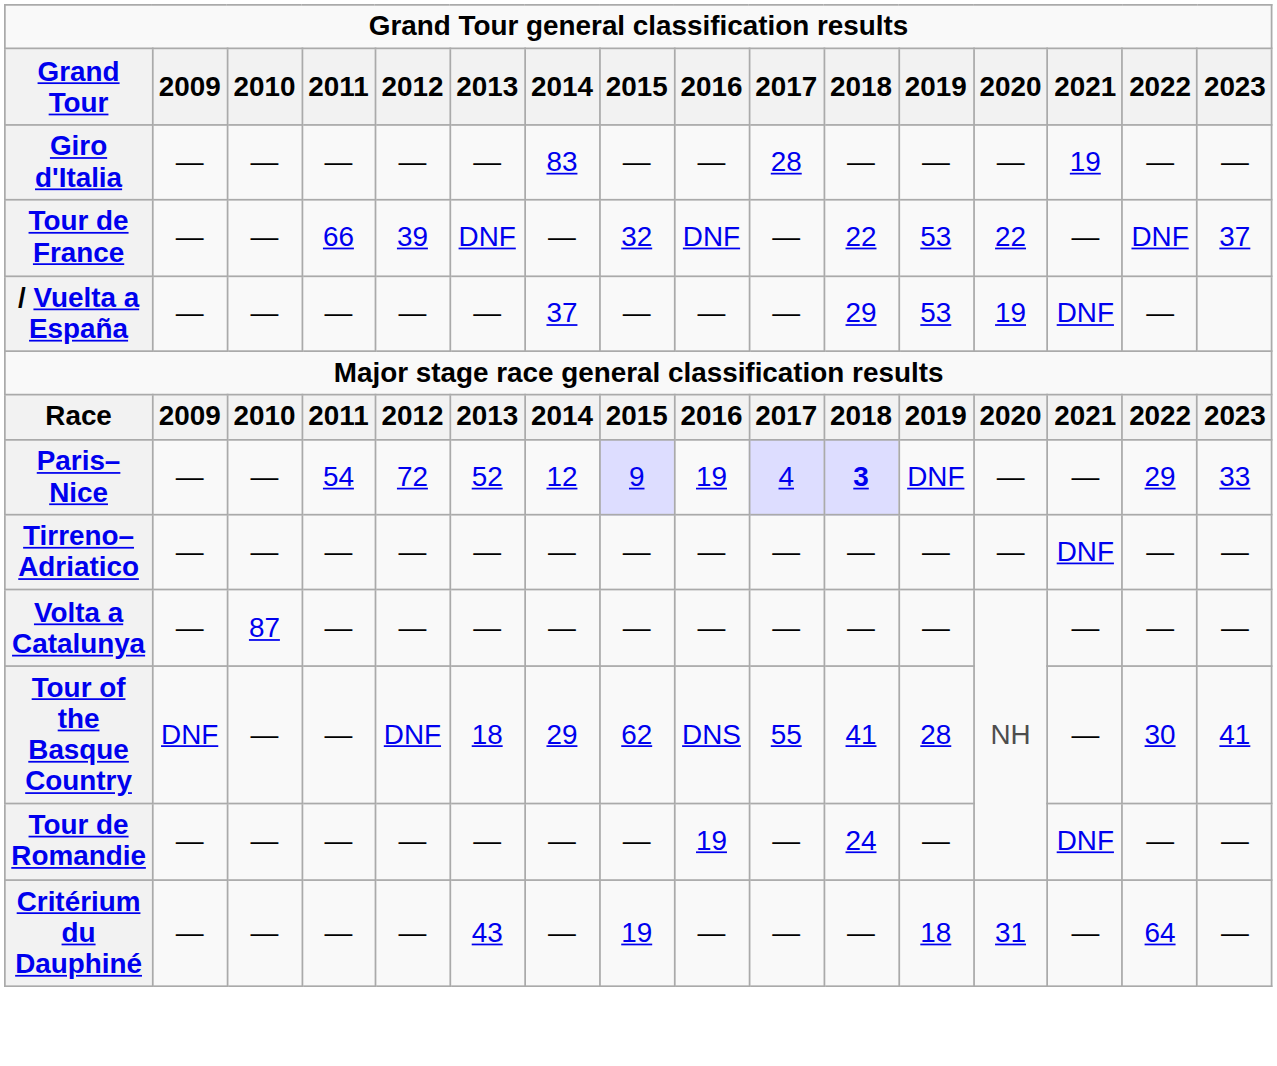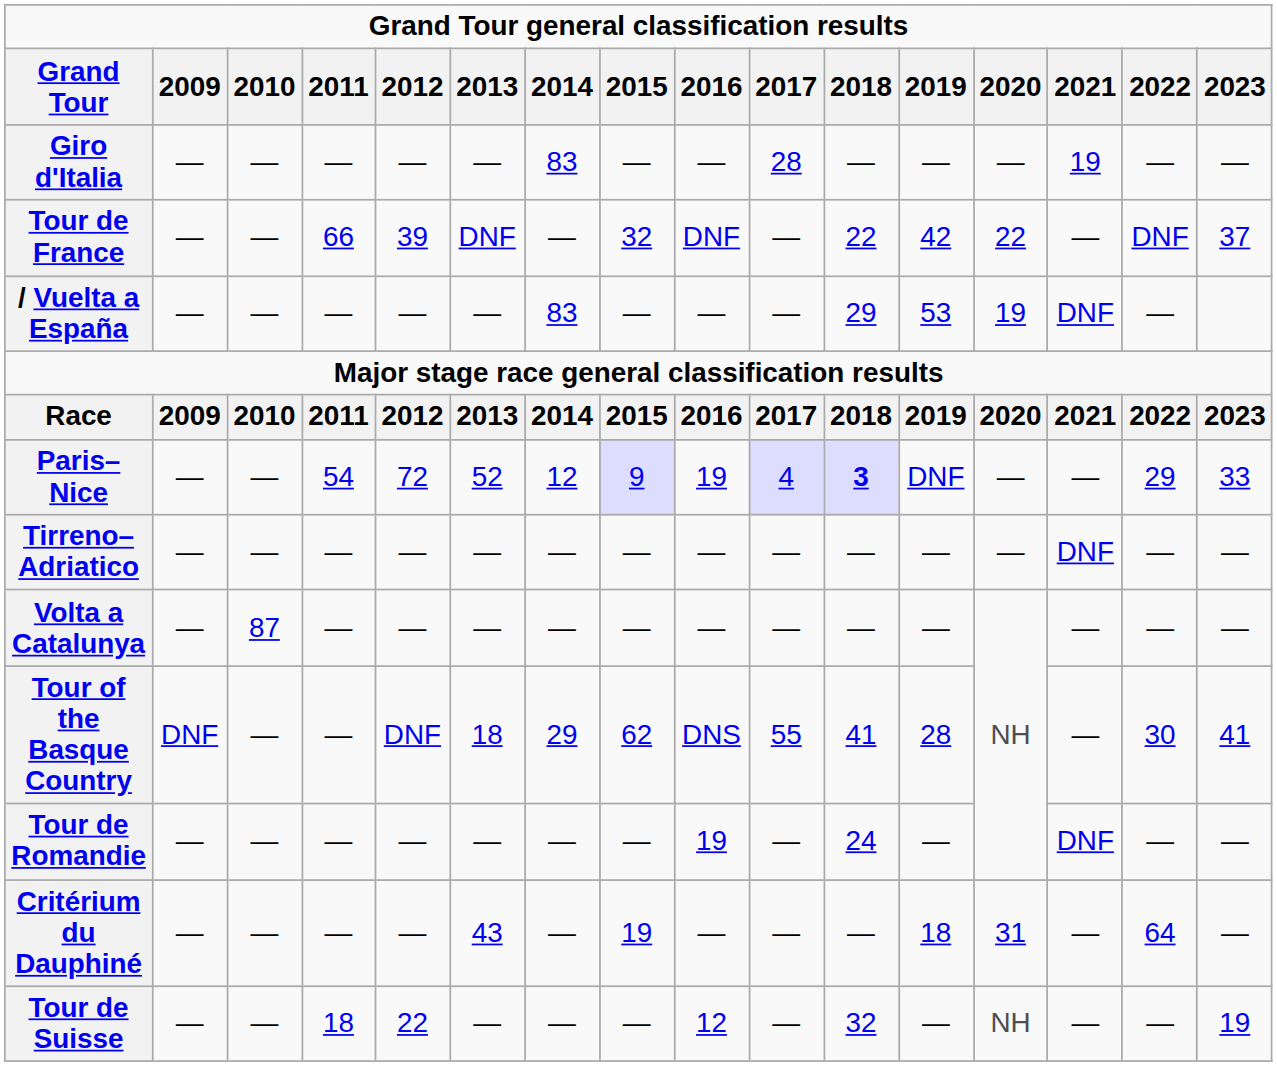(936, 237) 53 -> (936, 237) 42
(562, 312) 37 -> (562, 312) 83
+ row: (79, 1023)
